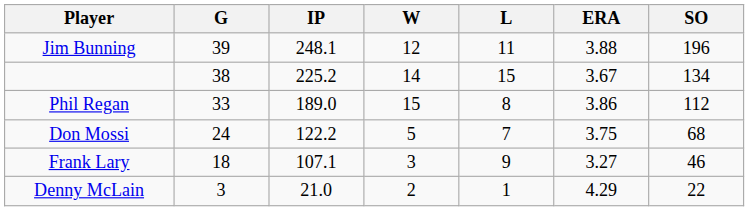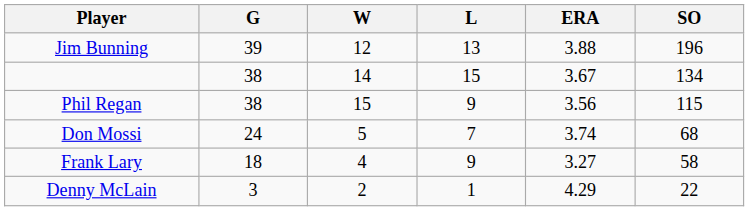- column: (316, 18)
(506, 47) 11 -> (471, 47) 13
(221, 104) 33 -> (253, 104) 38
(506, 104) 8 -> (471, 104) 9
(601, 104) 3.86 -> (580, 104) 3.56
(696, 104) 112 -> (689, 104) 115
(601, 133) 3.75 -> (580, 133) 3.74
(411, 162) 3 -> (362, 162) 4
(696, 162) 46 -> (689, 162) 58
